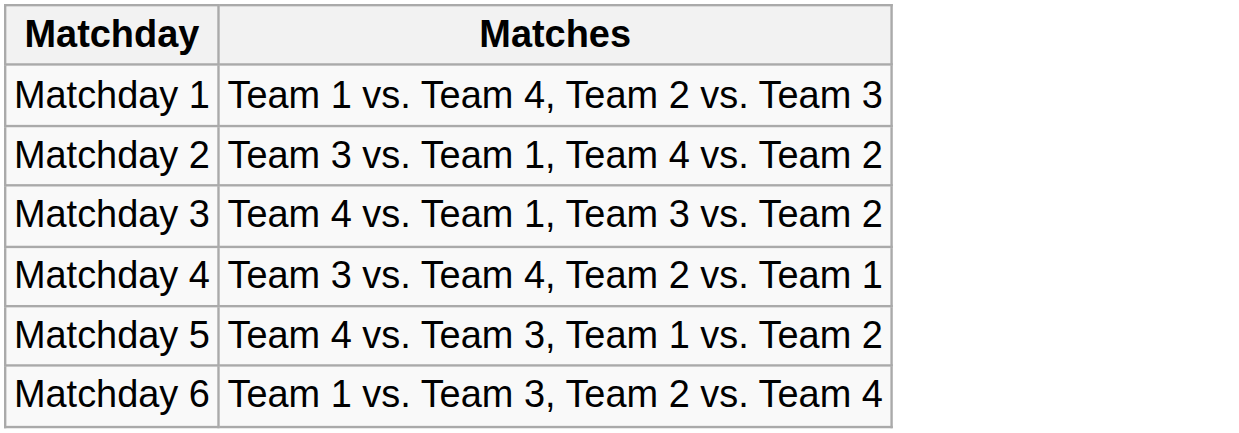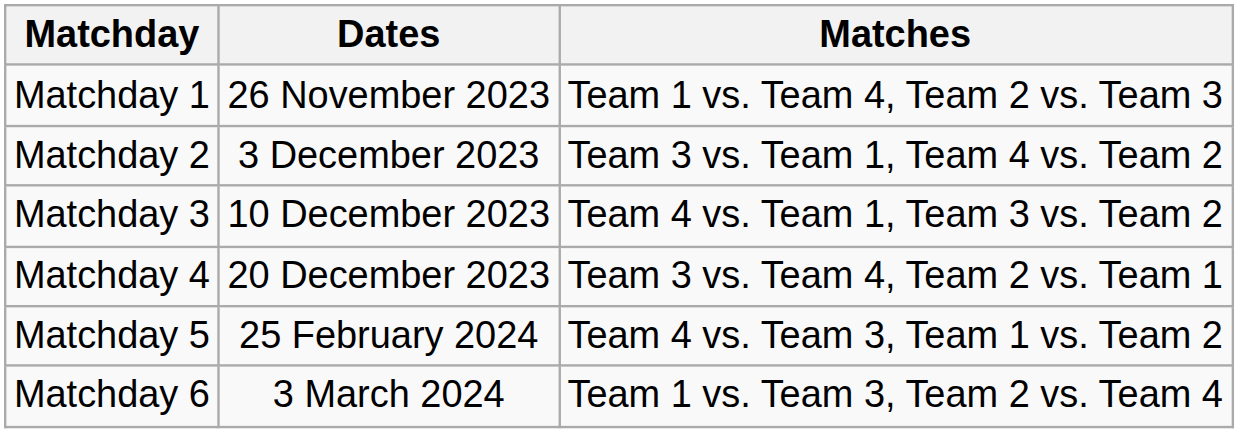+ column: (389, 34)
